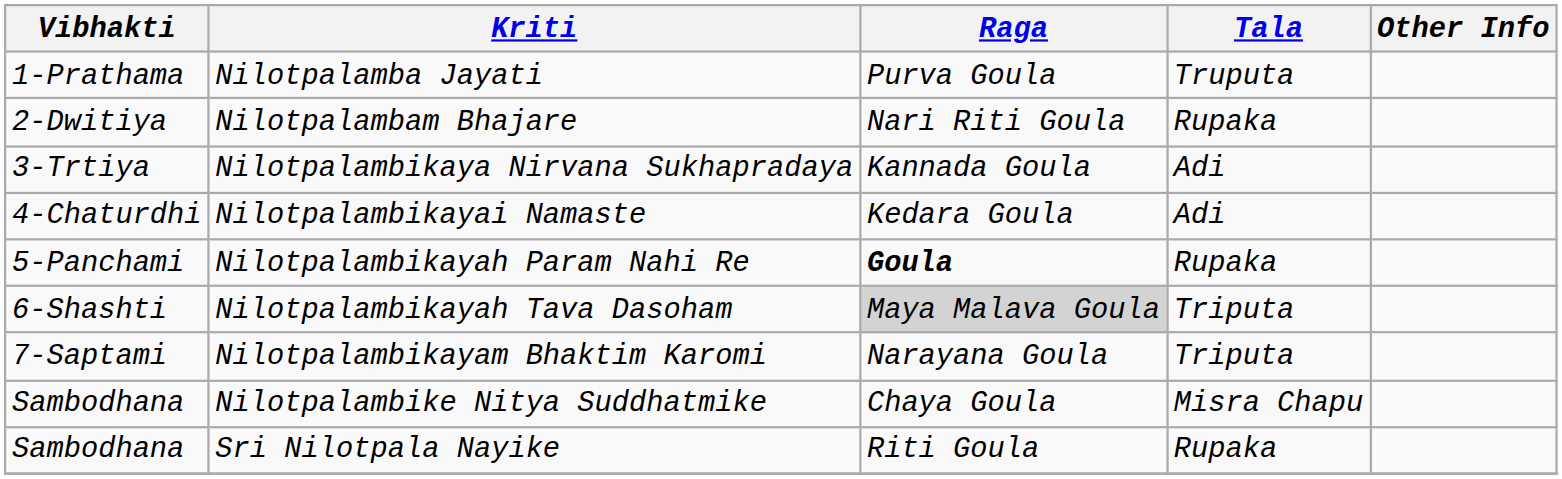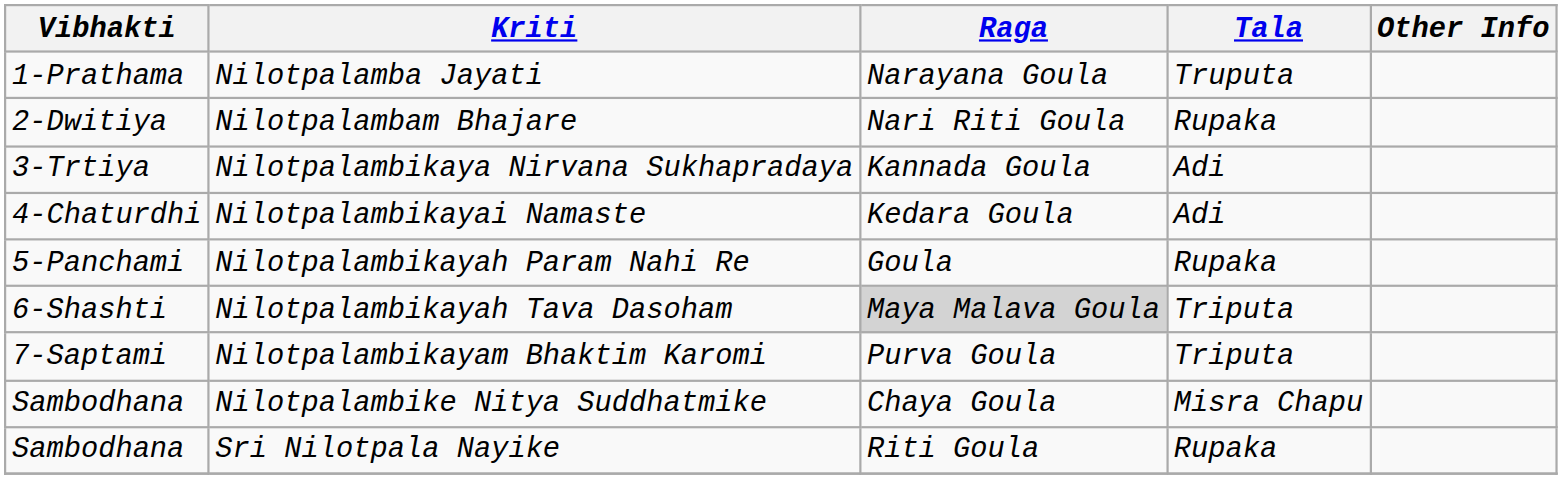(962, 75) Purva Goula -> (988, 75) Narayana Goula
(910, 263) bold -> (910, 263) normal
(988, 356) Narayana Goula -> (962, 356) Purva Goula
